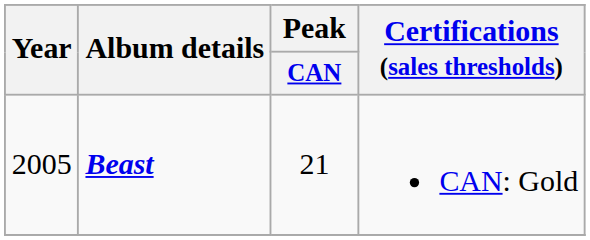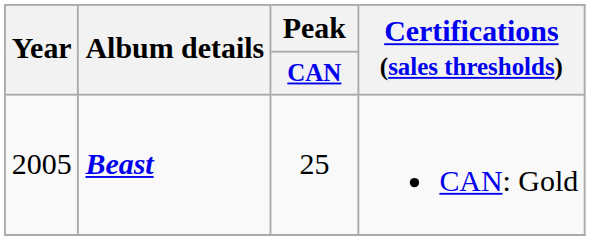(314, 164) 21 -> (314, 164) 25
